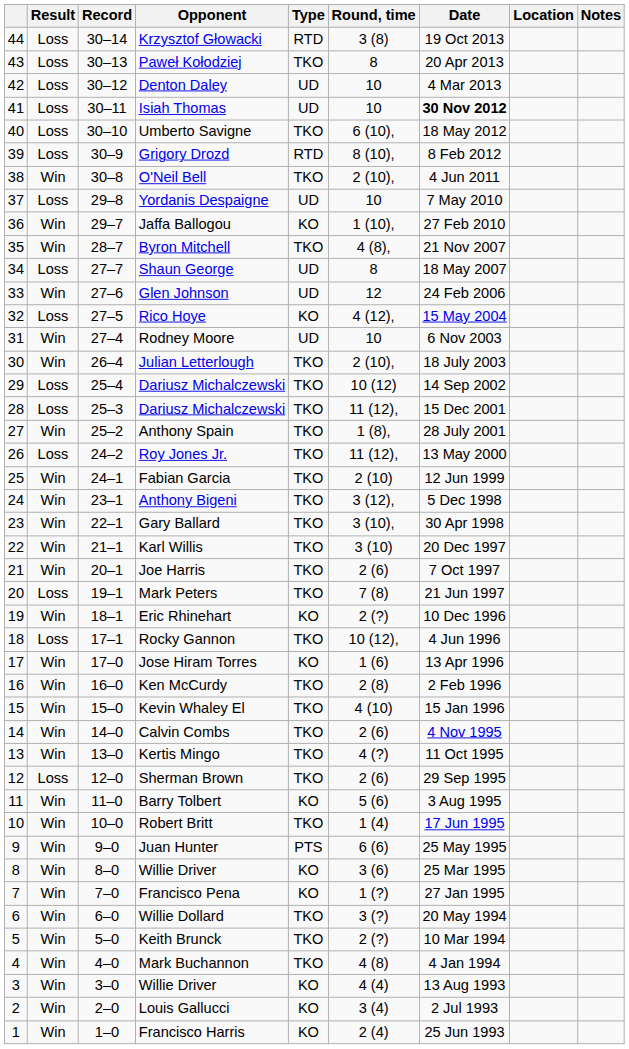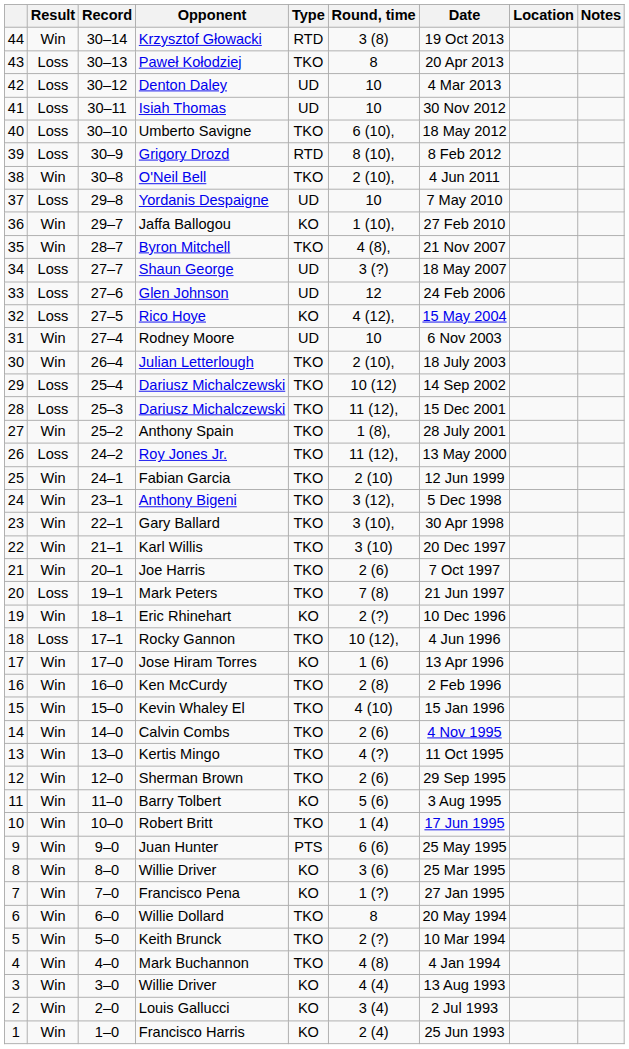(53, 39) Loss -> (53, 39) Win
(464, 108) bold -> (464, 108) normal
(374, 270) 8 -> (374, 270) 3 (?)
(53, 293) Win -> (53, 293) Loss
(53, 778) Loss -> (53, 778) Win
(374, 916) 3 (?) -> (374, 916) 8
